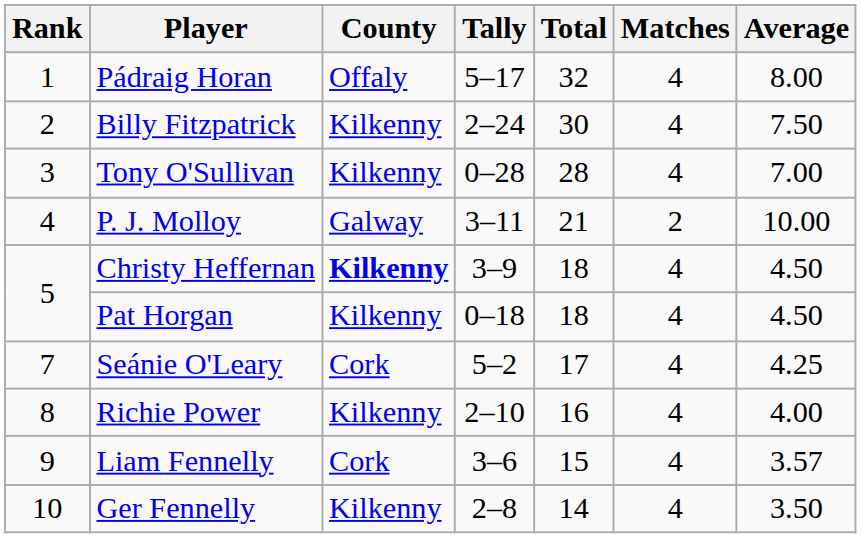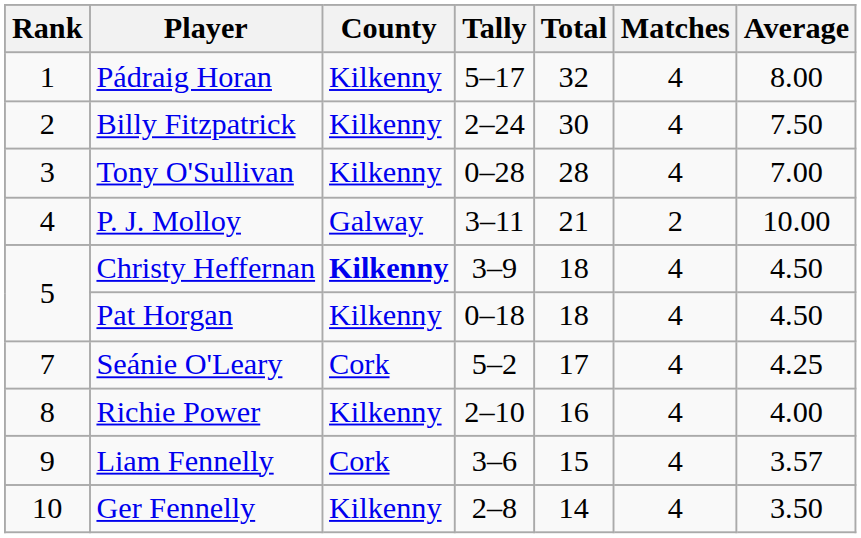(368, 76) Offaly -> (385, 76) Kilkenny
